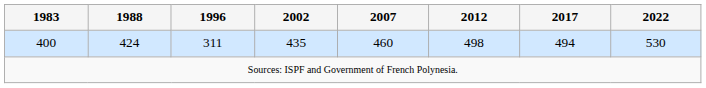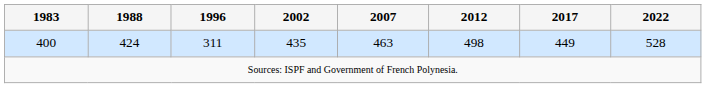(383, 43) 460 -> (383, 43) 463
(565, 43) 494 -> (565, 43) 449
(656, 43) 530 -> (656, 43) 528
